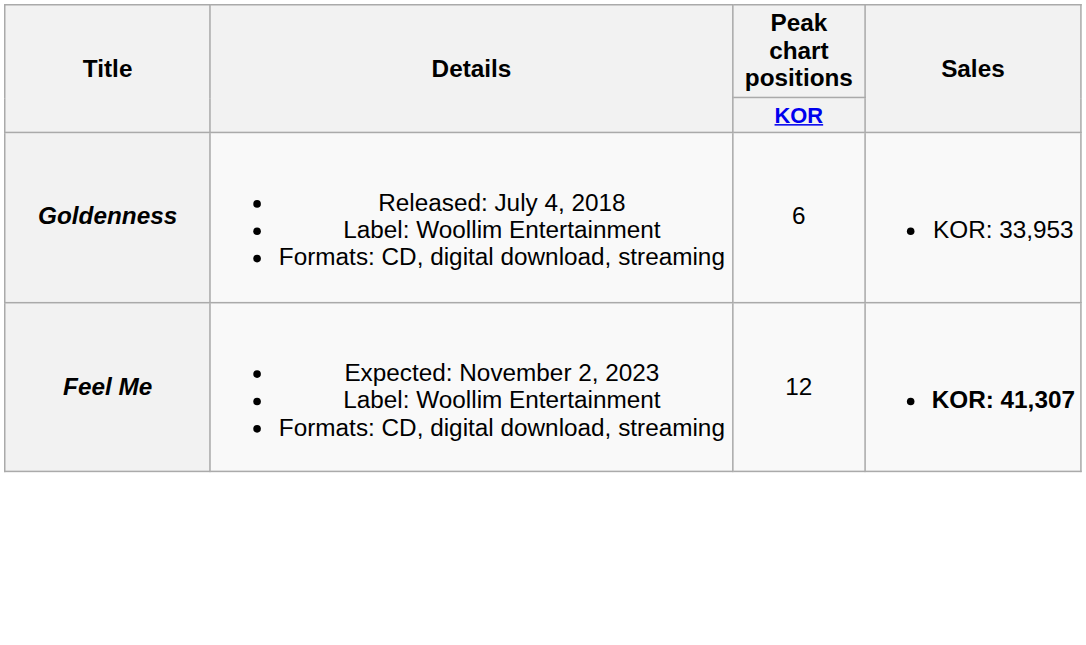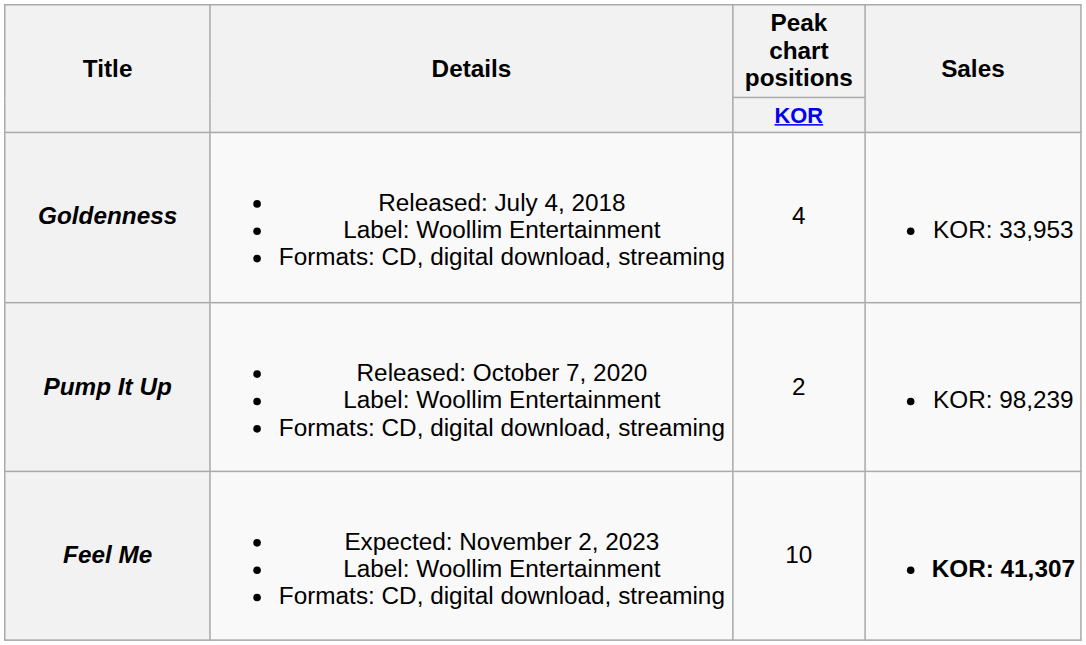(799, 217) 6 -> (799, 217) 4
+ row: (108, 386)
(799, 386) 12 -> (799, 555) 10
